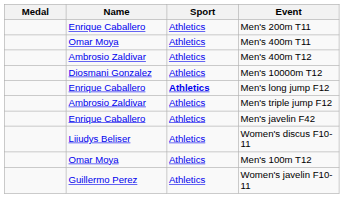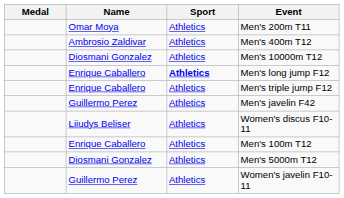(107, 27) Enrique Caballero -> (94, 27) Omar Moya
- row: (276, 42)
(107, 103) Ambrosio Zaldivar -> (107, 88) Enrique Caballero
(107, 118) Enrique Caballero -> (103, 103) Guillermo Perez
(94, 159) Omar Moya -> (107, 144) Enrique Caballero
+ row: (279, 159)
